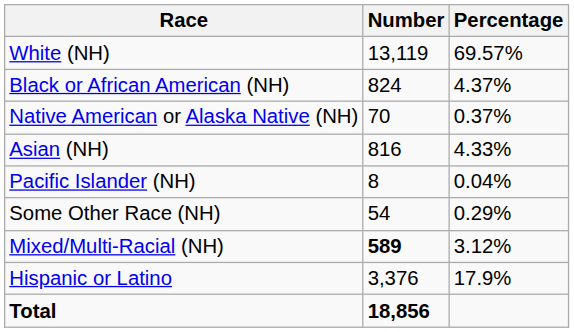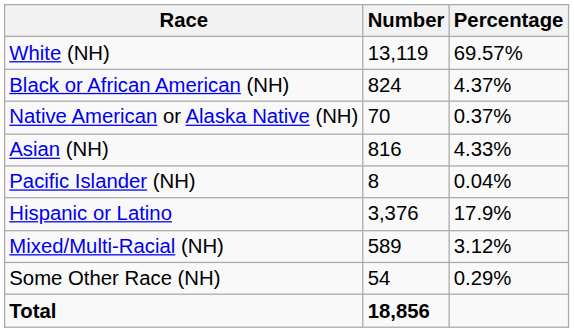rows swapped: (115, 213) <-> (91, 278)
(385, 246) bold -> (385, 246) normal
